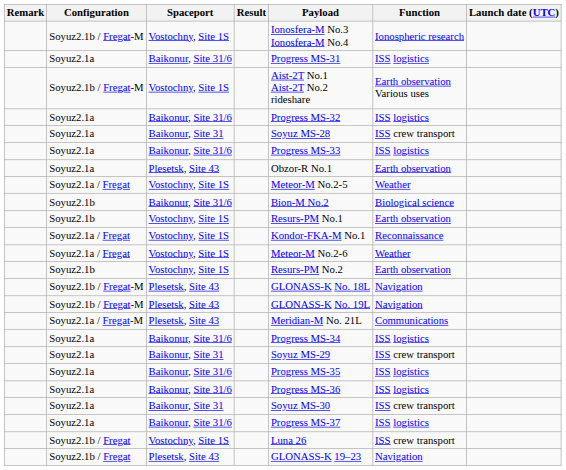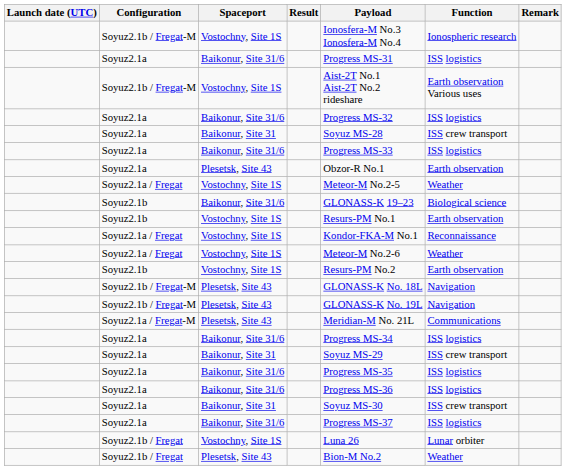columns swapped: (514, 13) <-> (26, 13)
(300, 202) Bion-M No.2 -> (368, 202) GLONASS-K 19–23
(415, 440) ISS crew transport -> (456, 440) Lunar orbiter
(316, 457) GLONASS-K 19–23 -> (352, 457) Bion-M No.2
(399, 457) Navigation -> (445, 457) Weather
